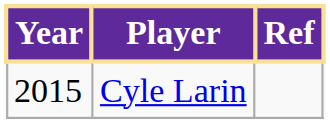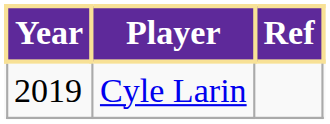(48, 89) 2015 -> (48, 89) 2019
